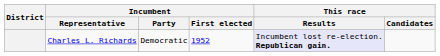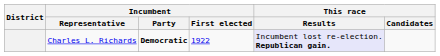(164, 41) normal -> (164, 41) bold
(200, 41) 1952 -> (200, 41) 1922
